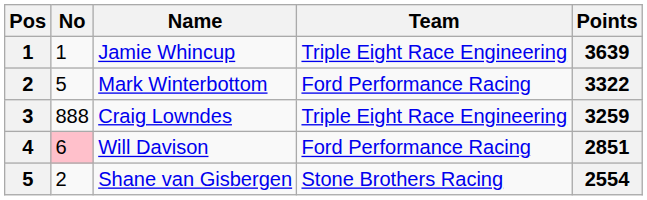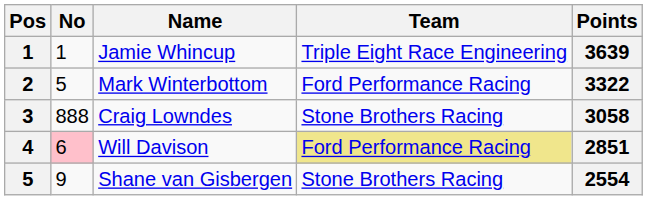(434, 116) Triple Eight Race Engineering -> (402, 116) Stone Brothers Racing
(607, 116) 3259 -> (607, 116) 3058
(416, 148) no background -> (416, 148) khaki background
(61, 180) 2 -> (61, 180) 9
